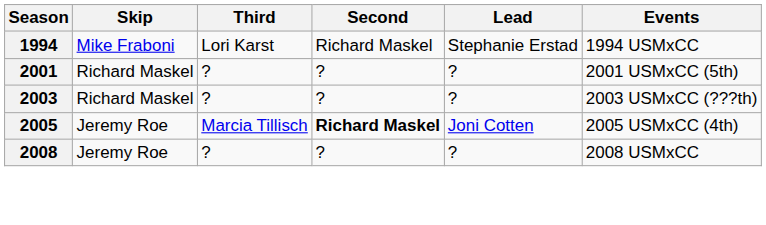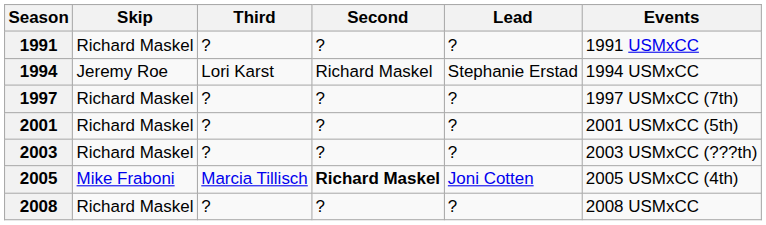+ row: (39, 44)
(126, 44) Mike Fraboni -> (122, 71) Jeremy Roe
+ row: (39, 98)
(122, 125) Jeremy Roe -> (126, 179) Mike Fraboni
(122, 152) Jeremy Roe -> (135, 206) Richard Maskel
